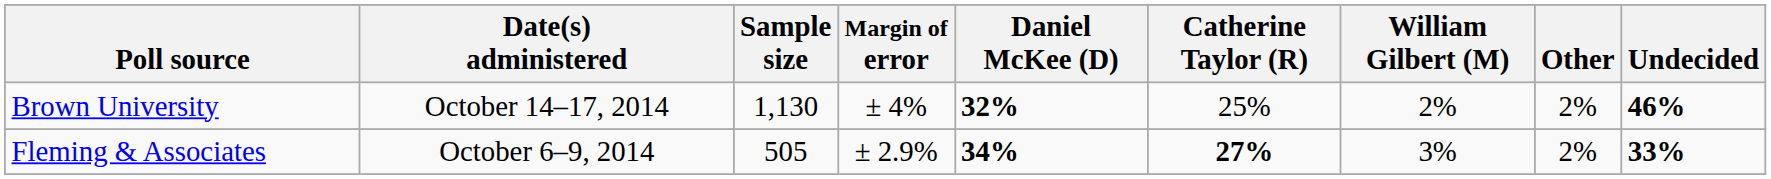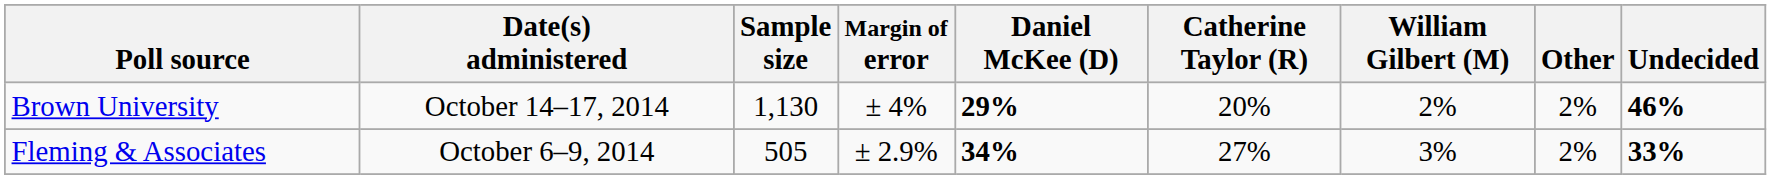(990, 105) 32% -> (990, 105) 29%
(1244, 105) 25% -> (1244, 105) 20%
(1244, 151) bold -> (1244, 151) normal
